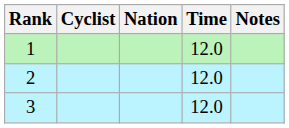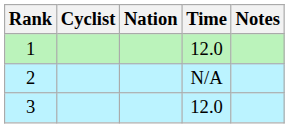(207, 78) 12.0 -> (207, 78) N/A
